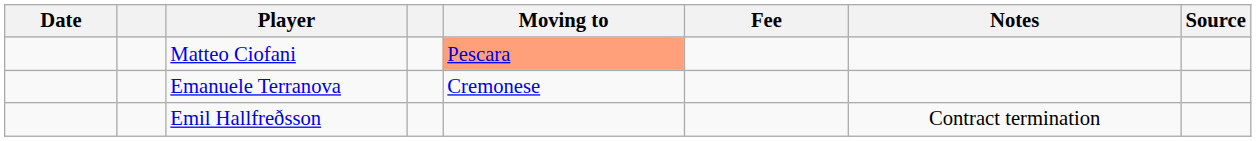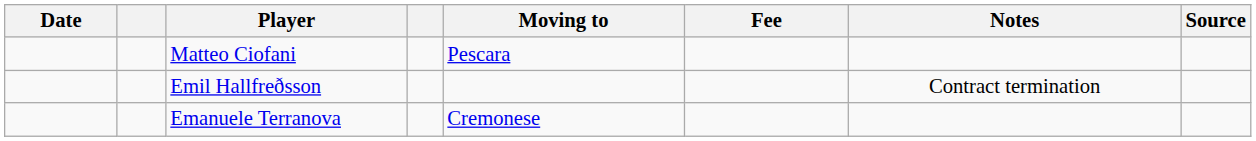(479, 53) lightsalmon background -> (479, 53) no background
rows swapped: (256, 86) <-> (246, 119)
